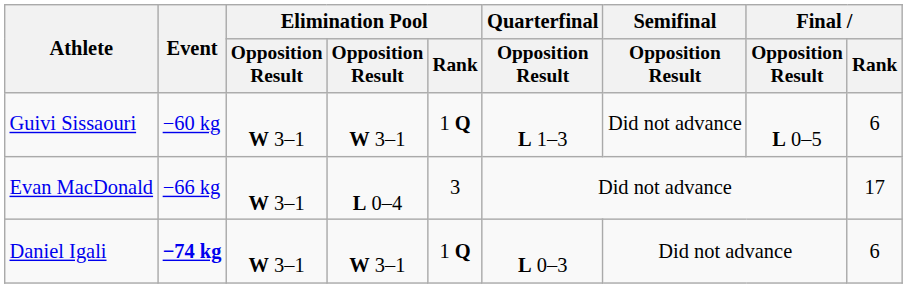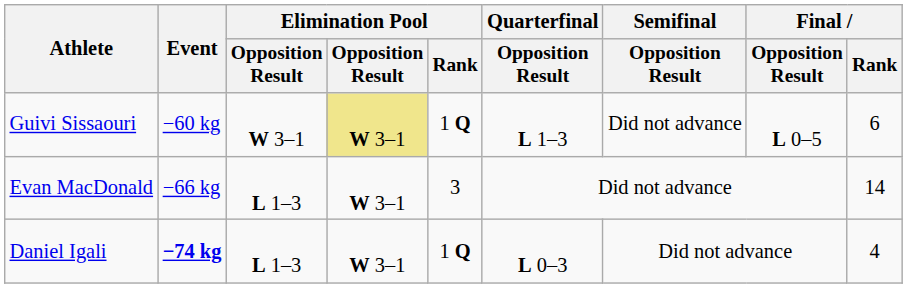(377, 139) no background -> (377, 139) khaki background
(277, 202) W 3–1 -> (277, 202) L 1–3
(377, 202) L 0–4 -> (377, 202) W 3–1
(875, 188) 17 -> (875, 188) 14
(277, 266) W 3–1 -> (277, 266) L 1–3
(875, 251) 6 -> (875, 251) 4
